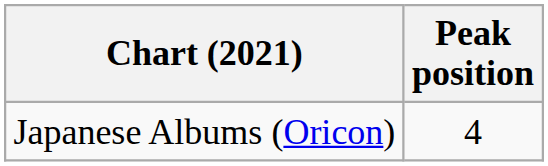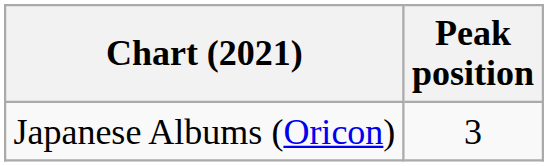(473, 130) 4 -> (473, 130) 3
